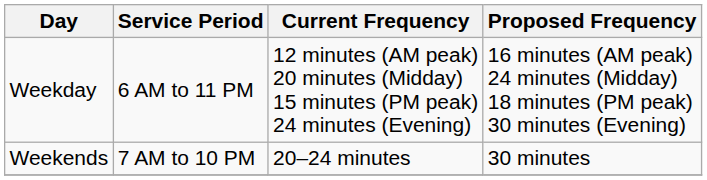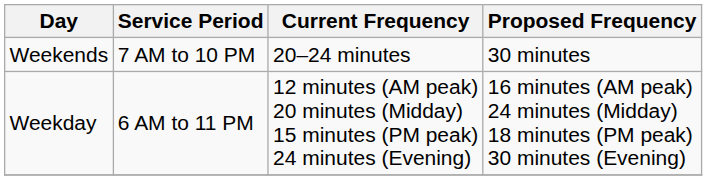rows swapped: (53, 89) <-> (59, 158)
